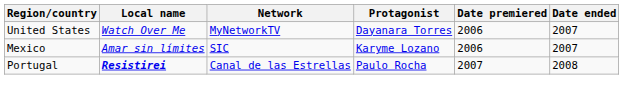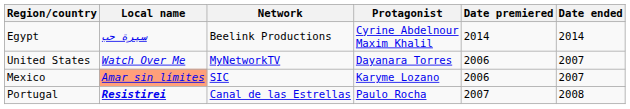+ row: (23, 37)
(153, 48) no background -> (153, 78) lightsalmon background
